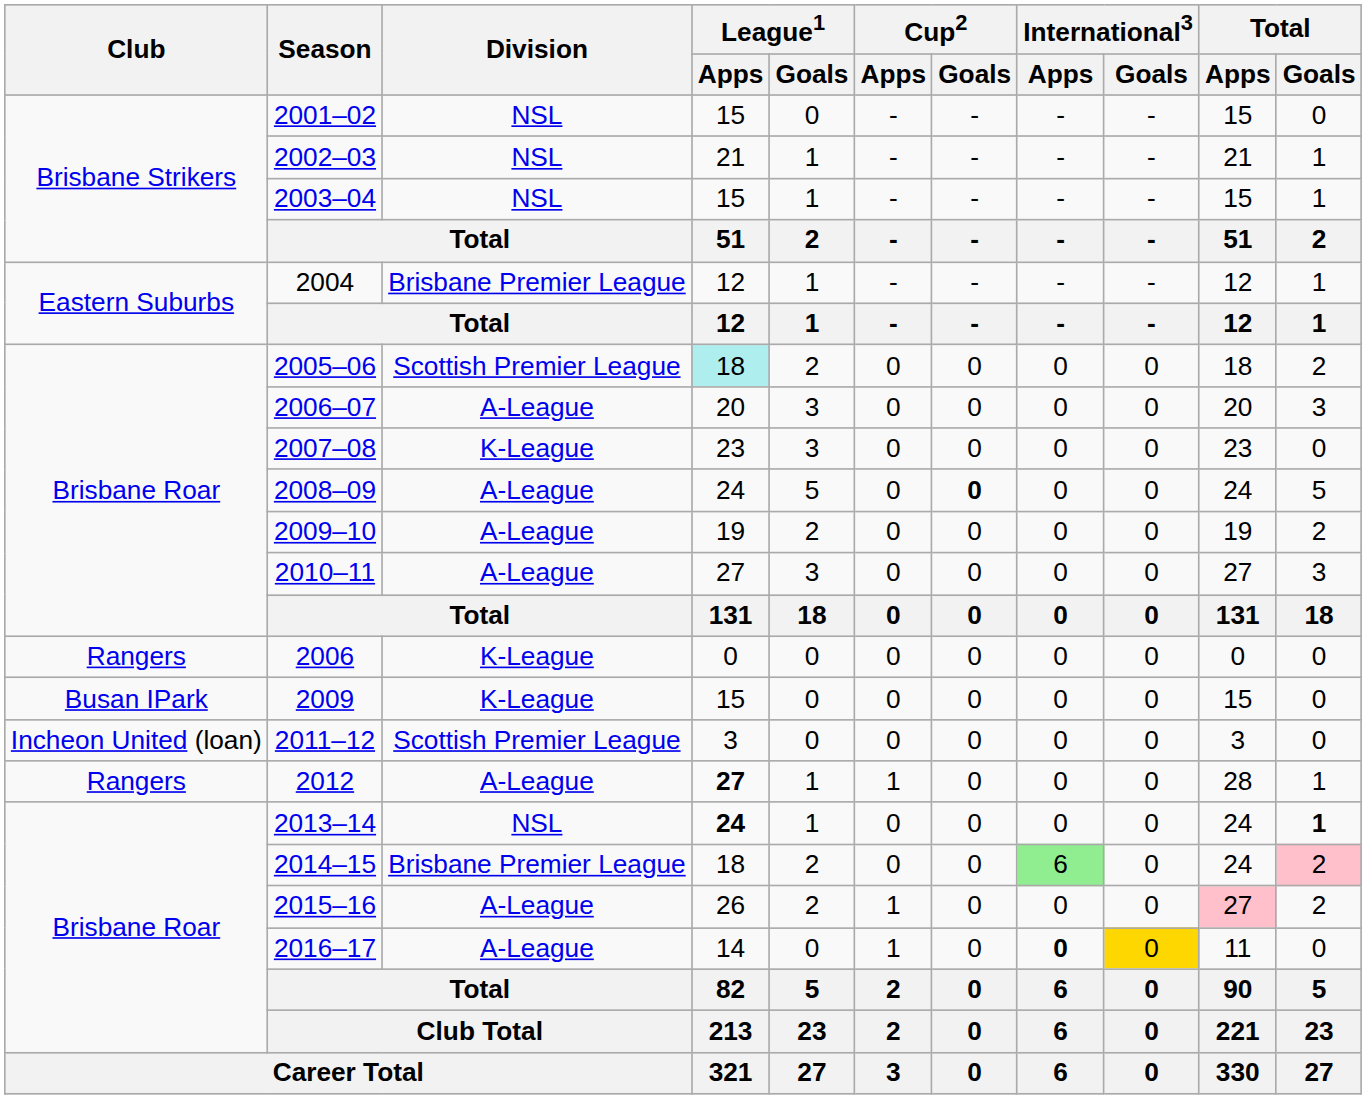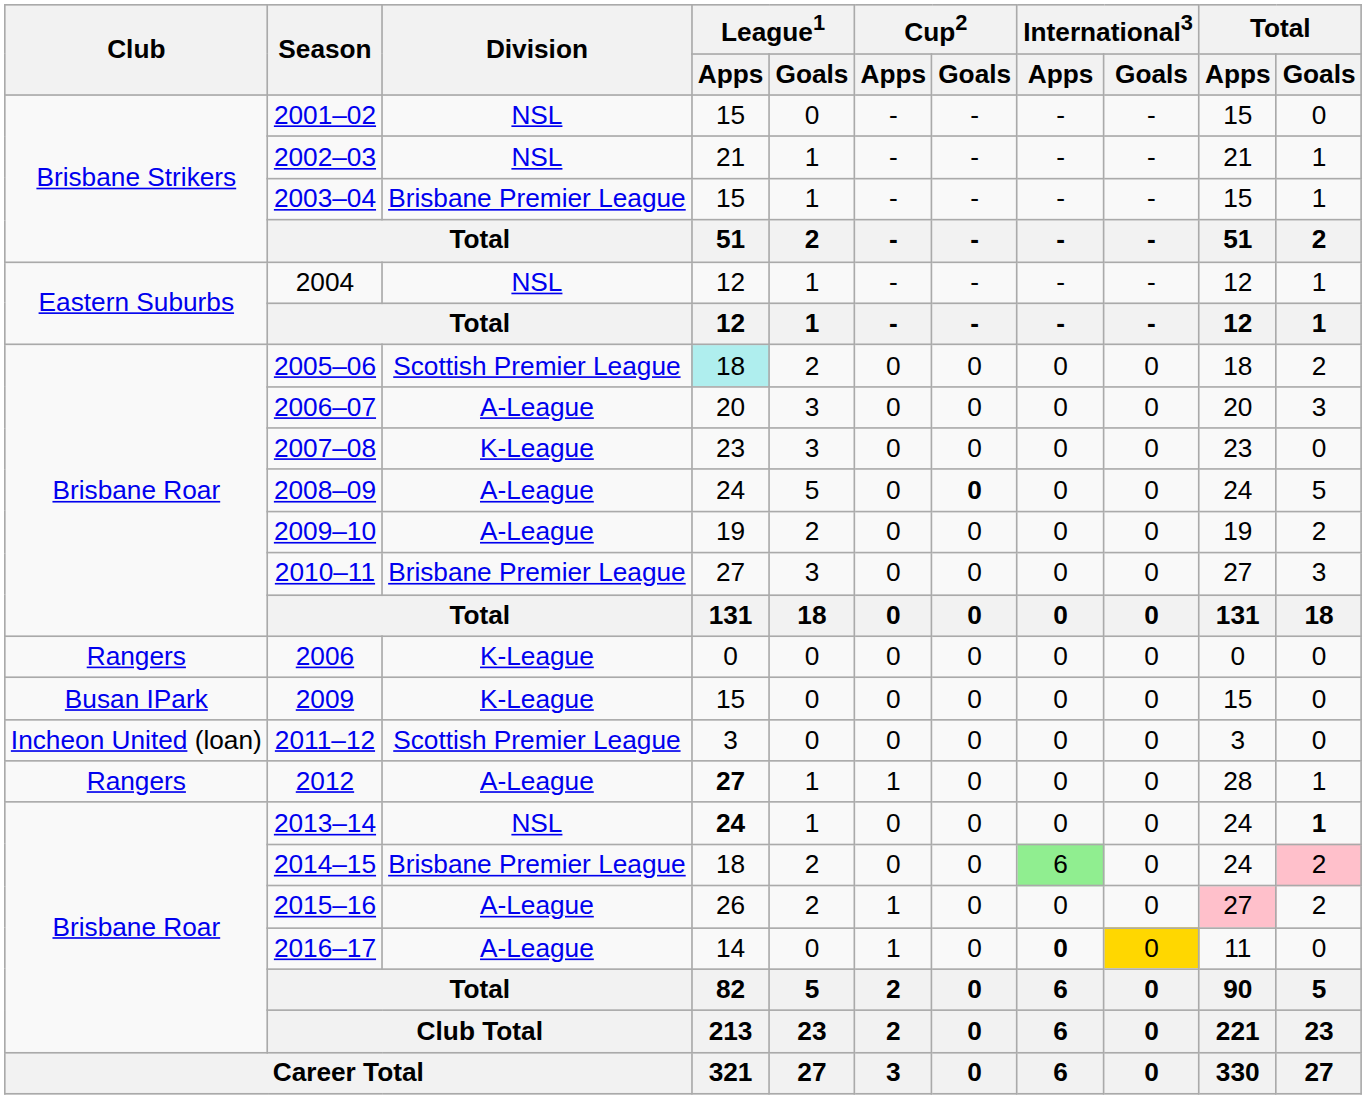(537, 198) NSL -> (537, 198) Brisbane Premier League
(537, 282) Brisbane Premier League -> (537, 282) NSL
(537, 573) A-League -> (537, 573) Brisbane Premier League
